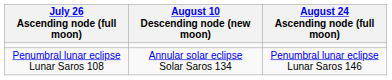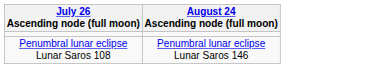- column: (196, 23)
